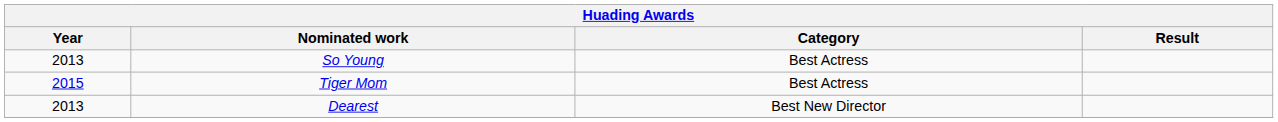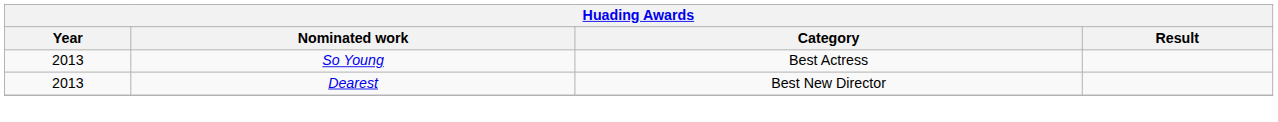- row: (353, 83)
